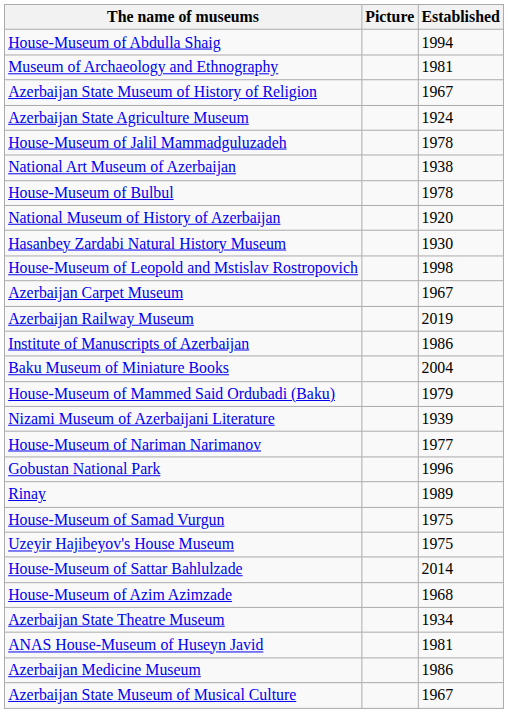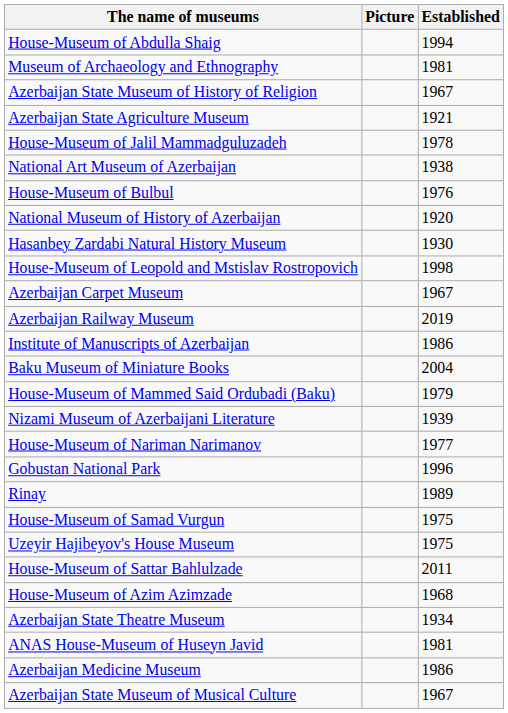(437, 117) 1924 -> (437, 117) 1921
(437, 192) 1978 -> (437, 192) 1976
(437, 569) 2014 -> (437, 569) 2011
